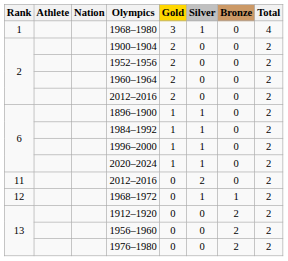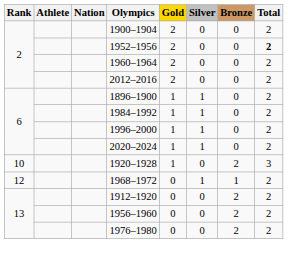- row: (19, 29)
(269, 63) normal -> (269, 46) bold
+ row: (19, 163)
- row: (19, 180)
